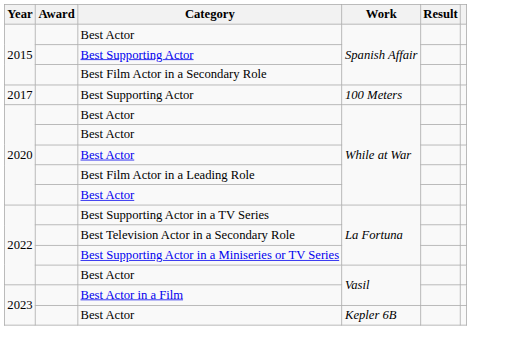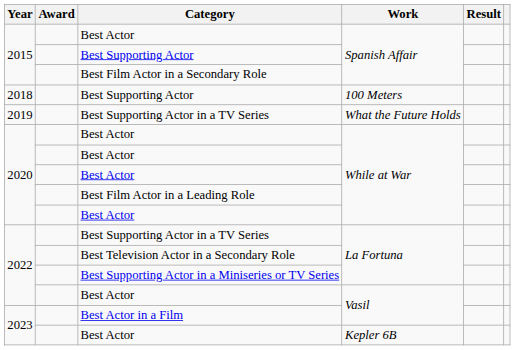(20, 94) 2017 -> (20, 94) 2018
+ row: (175, 114)
